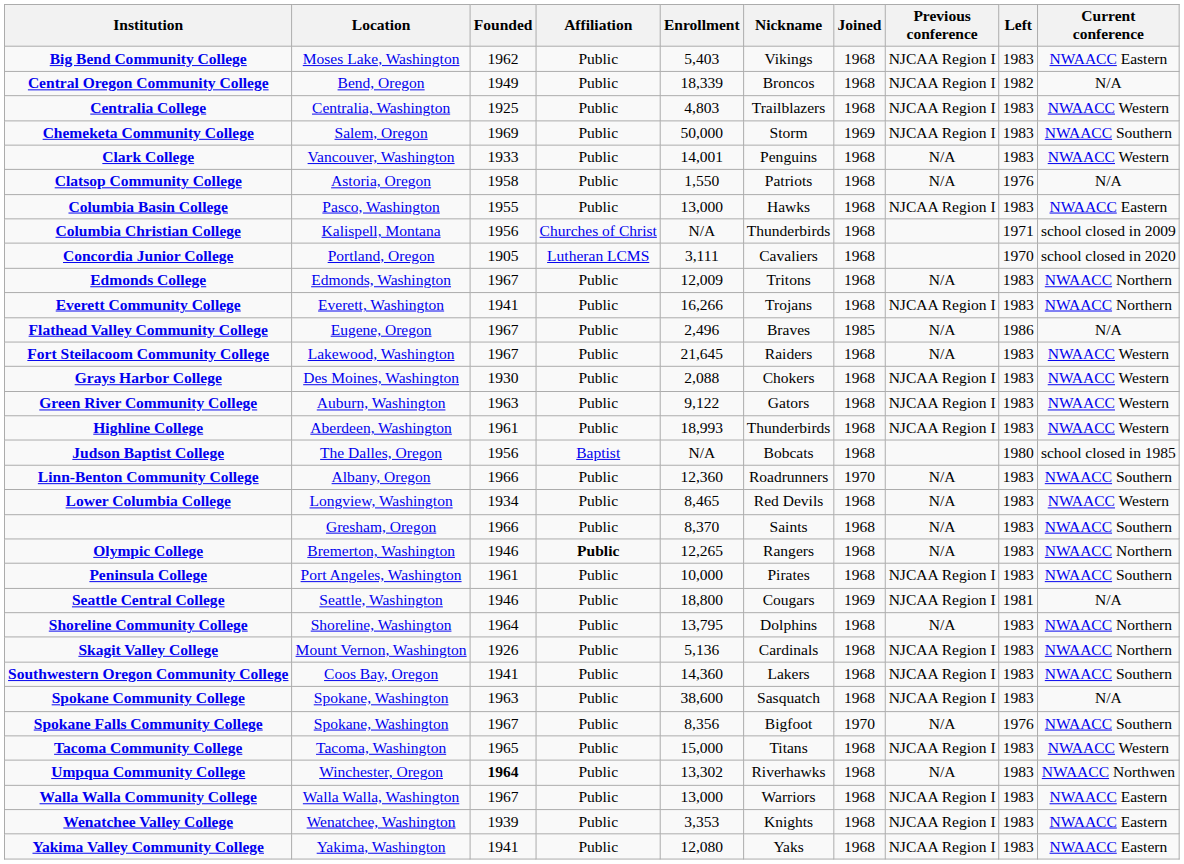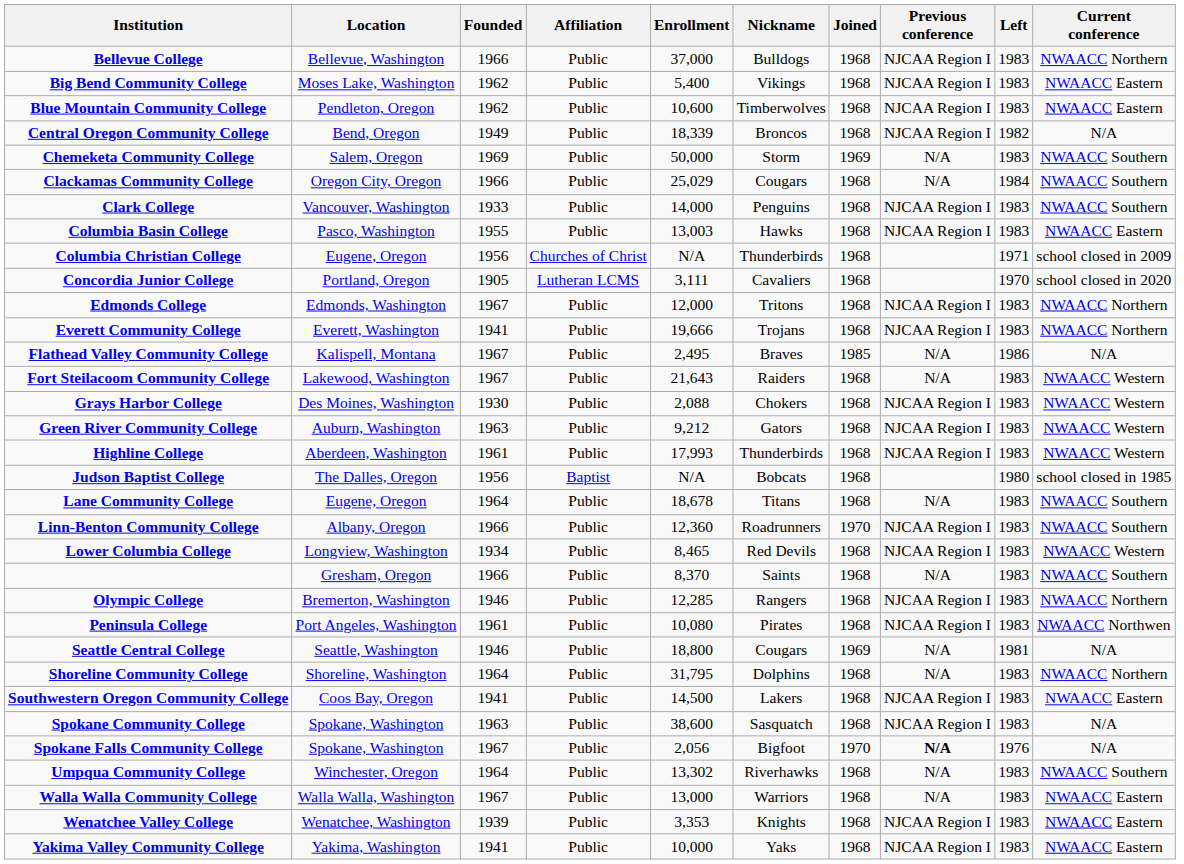+ row: (148, 58)
(702, 58) 5,403 -> (692, 83) 5,400
+ row: (148, 108)
- row: (148, 108)
(942, 132) NJCAA Region I -> (938, 157) N/A
+ row: (148, 181)
(702, 157) 14,001 -> (692, 206) 14,000
(942, 157) N/A -> (938, 206) NJCAA Region I
(1108, 157) NWAACC Western -> (1104, 206) NWAACC Southern
- row: (148, 181)
(702, 206) 13,000 -> (692, 231) 13,003
(381, 231) Kalispell, Montana -> (376, 255) Eugene, Oregon
(702, 280) 12,009 -> (692, 305) 12,000
(942, 280) N/A -> (938, 305) NJCAA Region I
(702, 305) 16,266 -> (692, 329) 19,666
(381, 329) Eugene, Oregon -> (376, 354) Kalispell, Montana
(702, 329) 2,496 -> (692, 354) 2,495
(702, 354) 21,645 -> (692, 378) 21,643
(702, 403) 9,122 -> (692, 428) 9,212
(702, 428) 18,993 -> (692, 452) 17,993
+ row: (148, 501)
(942, 477) N/A -> (938, 526) NJCAA Region I
(942, 501) N/A -> (938, 551) NJCAA Region I
(598, 551) bold -> (588, 600) normal
(702, 551) 12,265 -> (692, 600) 12,285
(942, 551) N/A -> (938, 600) NJCAA Region I
(702, 575) 10,000 -> (692, 624) 10,080
(1108, 575) NWAACC Southern -> (1104, 624) NWAACC Northwen
(942, 600) NJCAA Region I -> (938, 649) N/A
(702, 624) 13,795 -> (692, 674) 31,795
- row: (148, 649)
(702, 674) 14,360 -> (692, 698) 14,500
(1108, 674) NWAACC Southern -> (1104, 698) NWAACC Eastern
(702, 723) 8,356 -> (692, 748) 2,056
(942, 723) normal -> (938, 748) bold
(1108, 723) NWAACC Southern -> (1104, 748) N/A
- row: (148, 748)
(503, 772) bold -> (493, 772) normal
(1108, 772) NWAACC Northwen -> (1104, 772) NWAACC Southern
(942, 797) NJCAA Region I -> (938, 797) N/A
(702, 846) 12,080 -> (692, 846) 10,000
